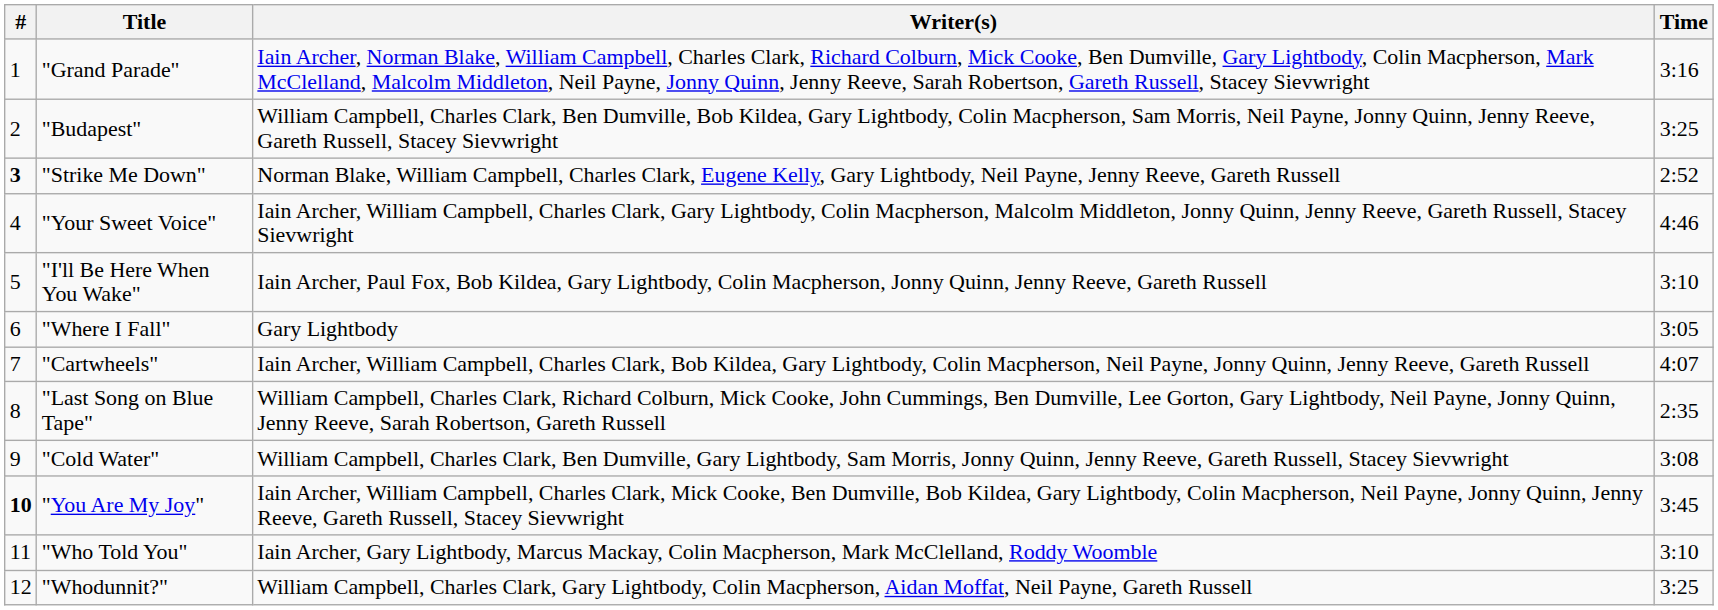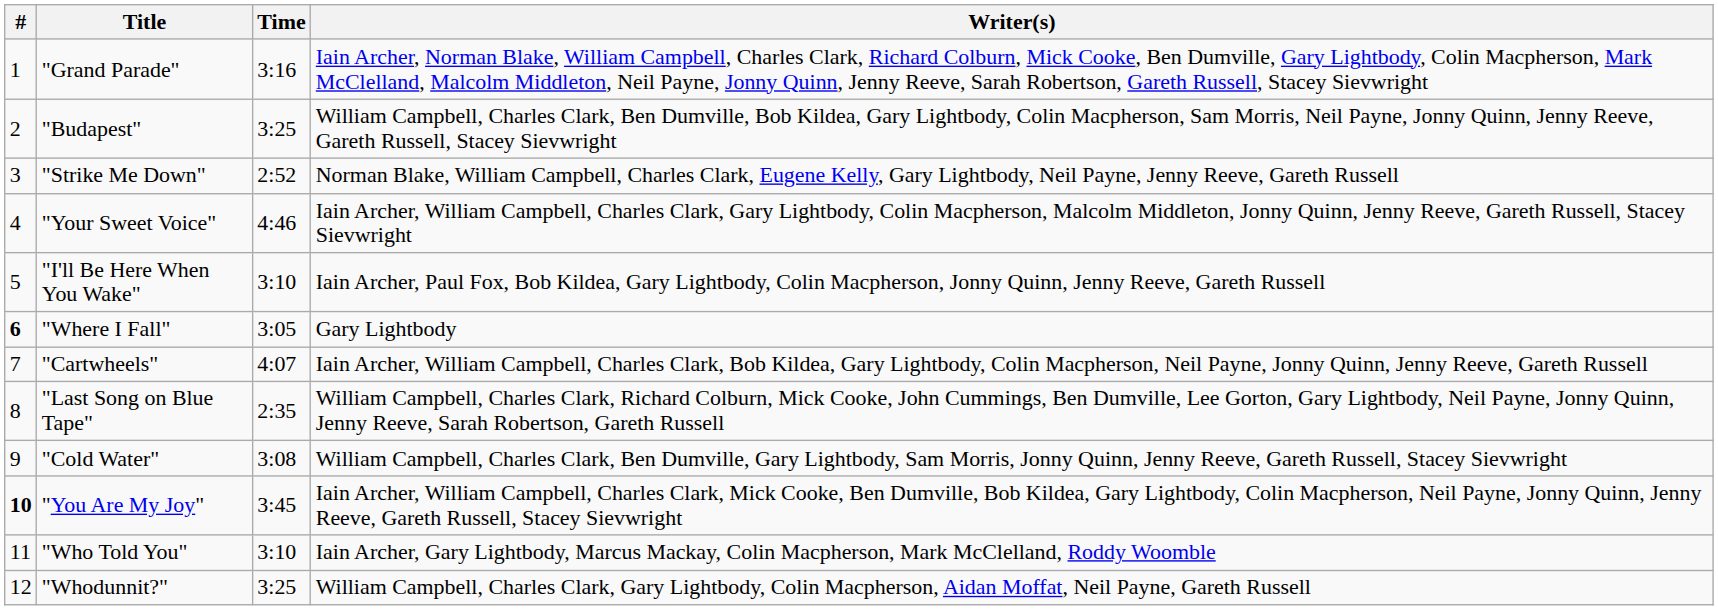columns swapped: (953, 21) <-> (1684, 21)
(15, 175) bold -> (15, 175) normal
(15, 329) normal -> (15, 329) bold
